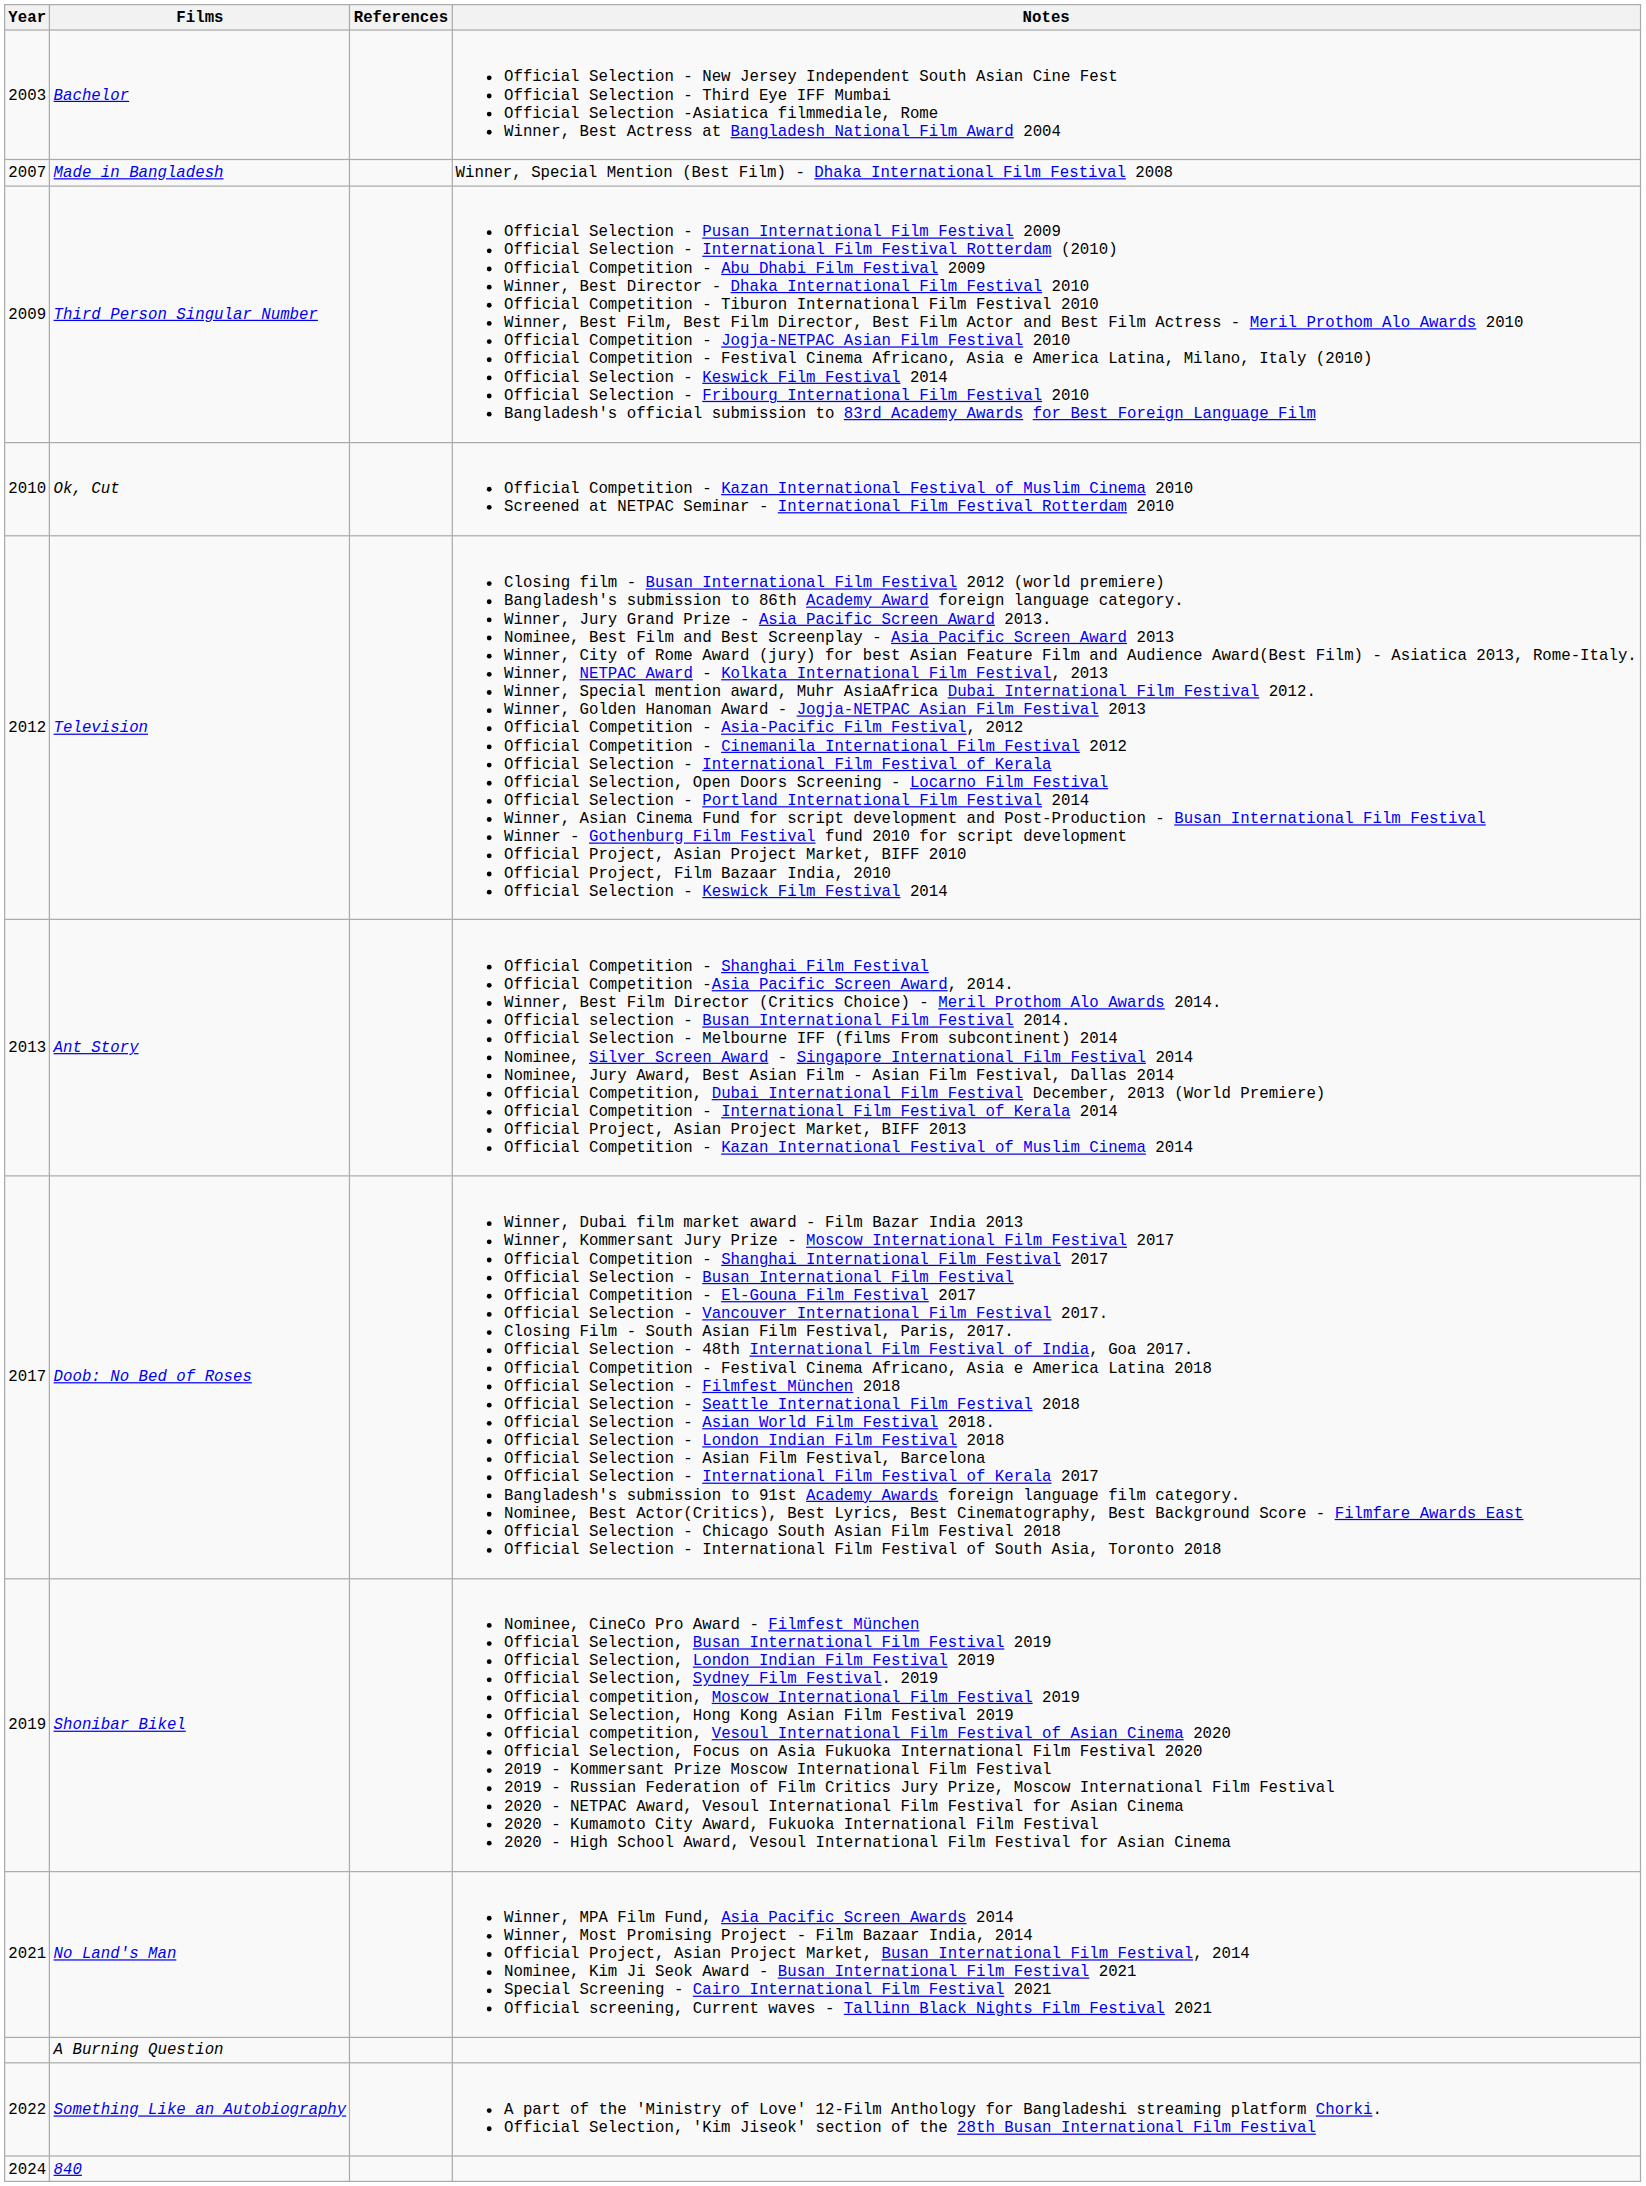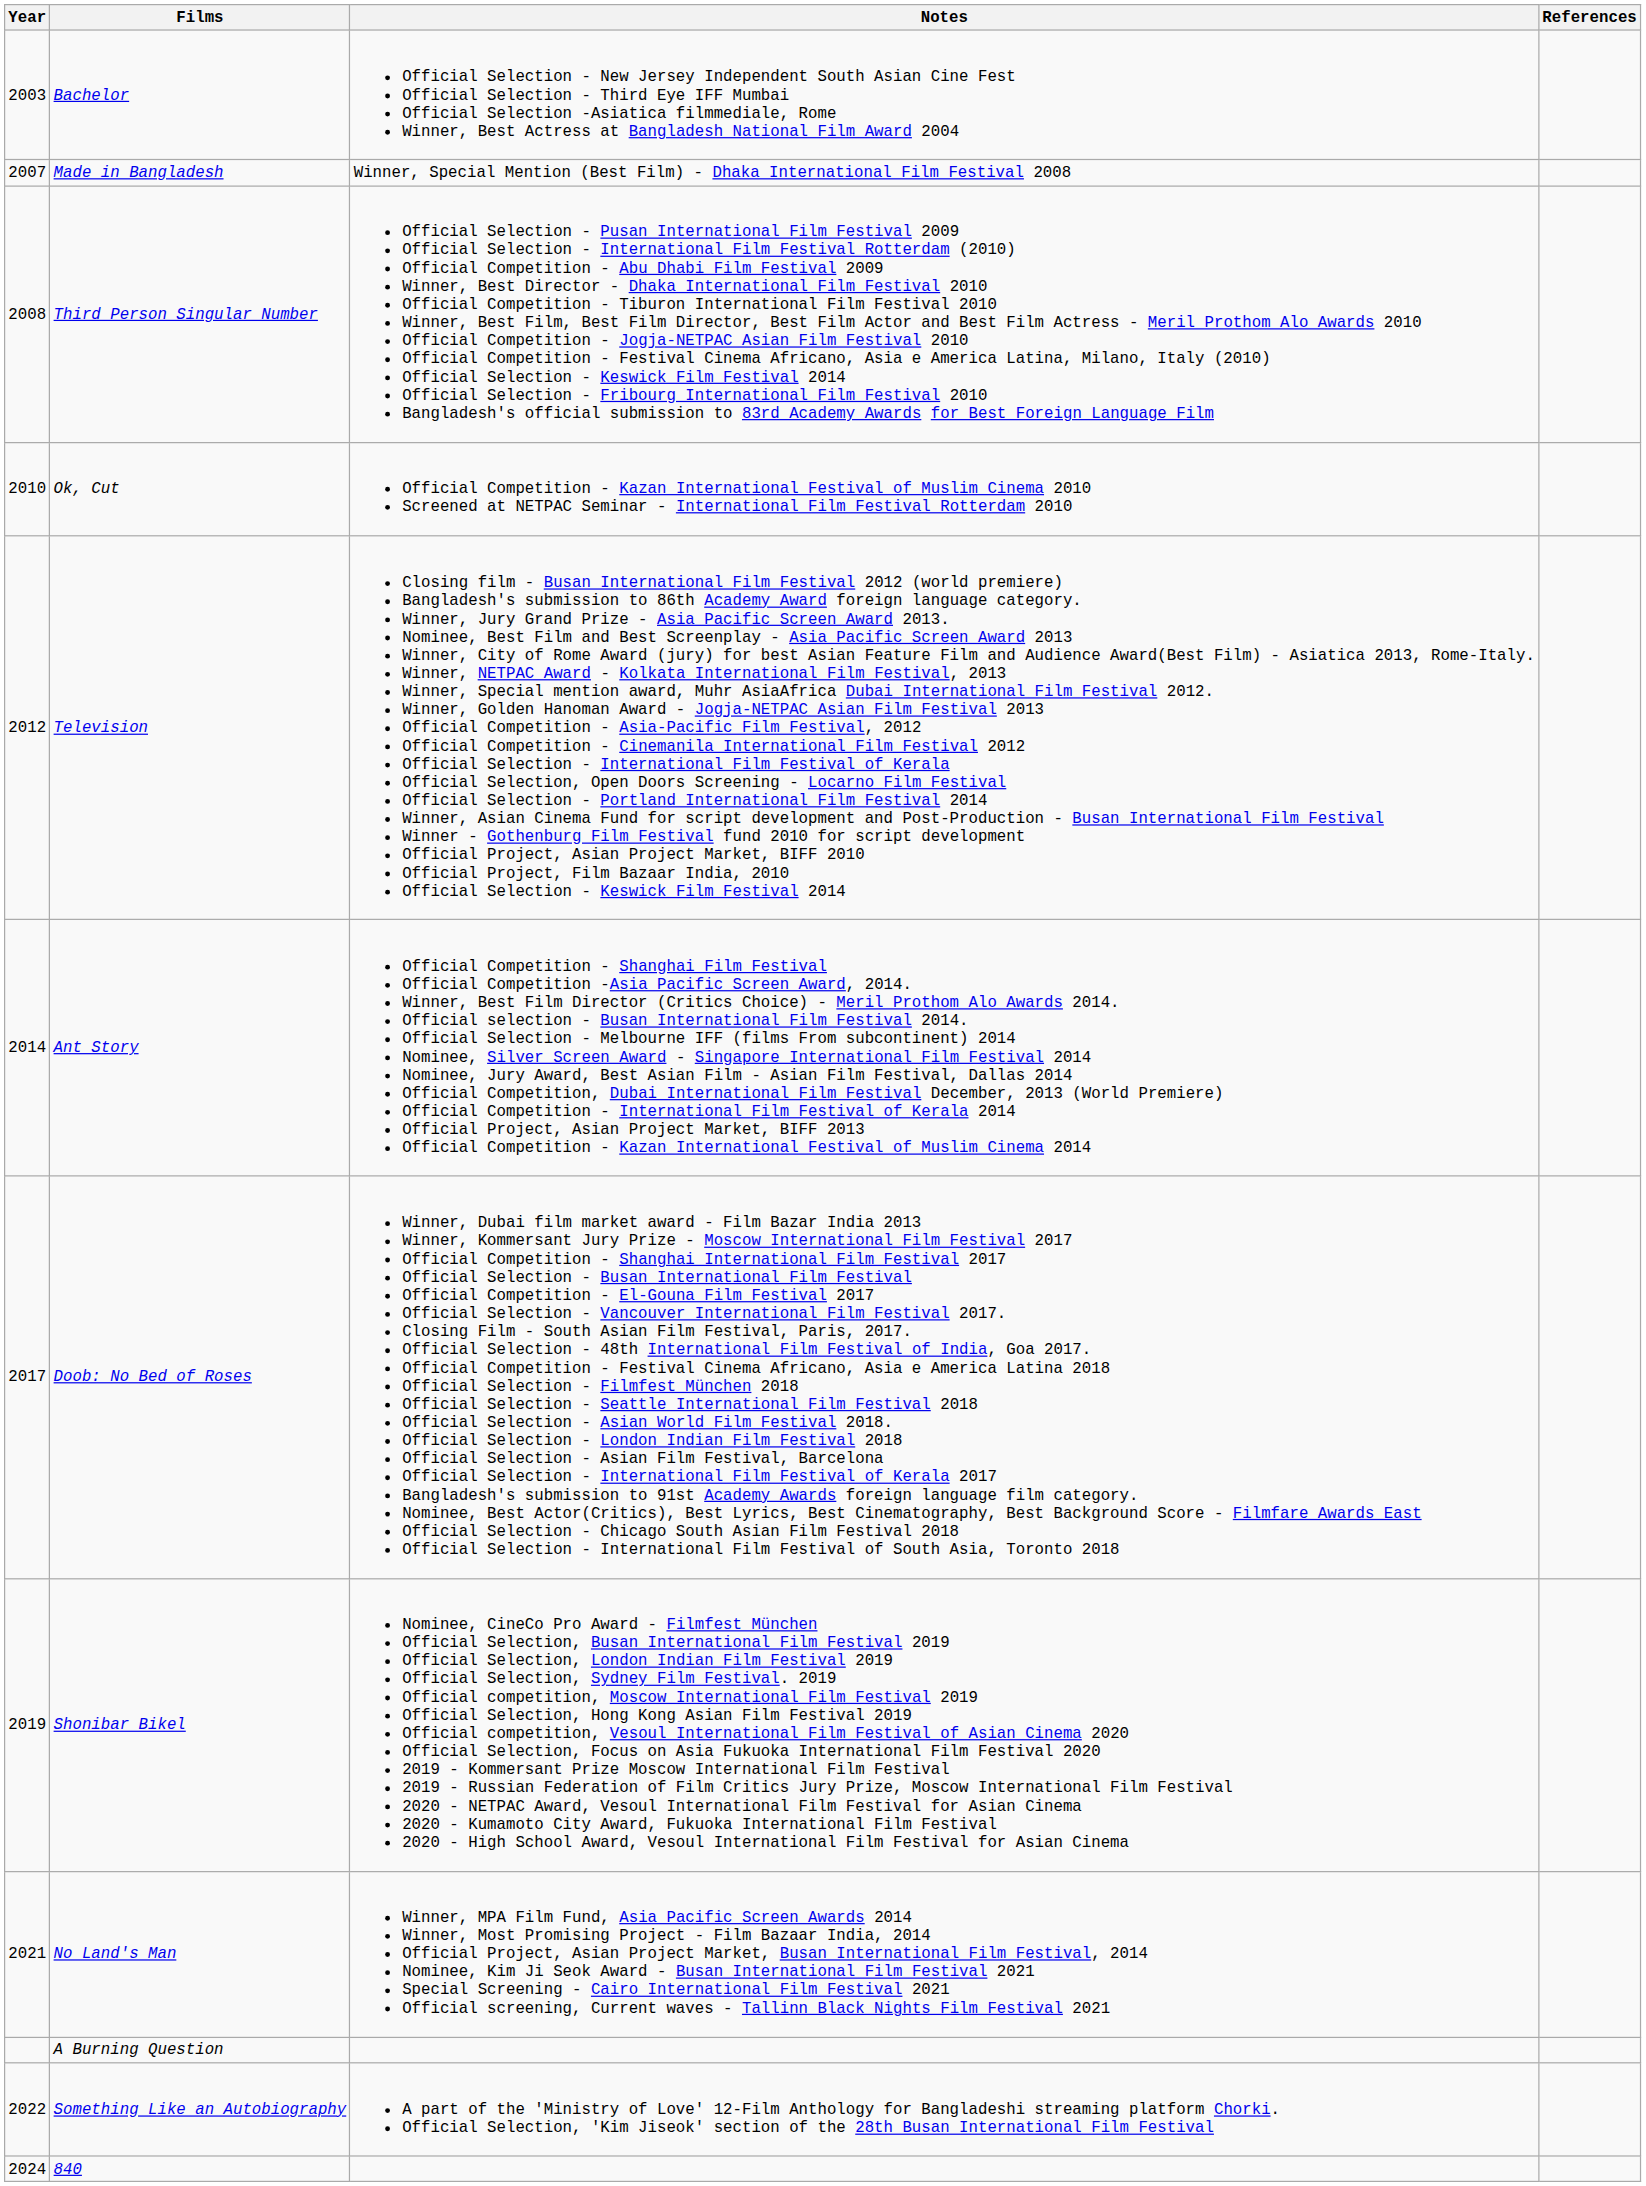columns swapped: (1046, 17) <-> (401, 17)
(27, 314) 2009 -> (27, 314) 2008
(27, 1048) 2013 -> (27, 1048) 2014
